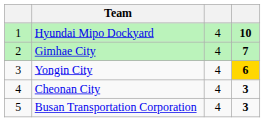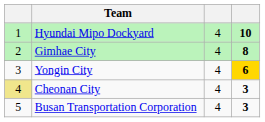(245, 51) 7 -> (245, 51) 8
(18, 88) no background -> (18, 88) khaki background
